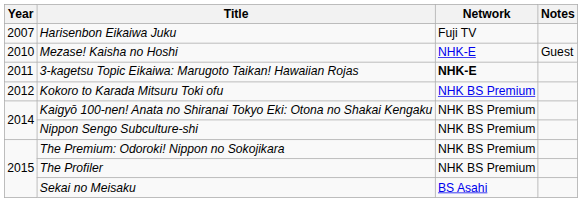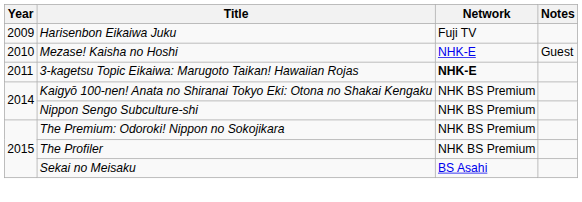(21, 33) 2007 -> (21, 33) 2009
- row: (132, 91)
